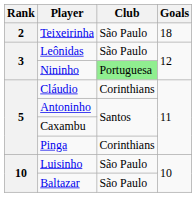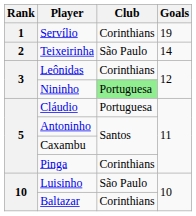+ row: (59, 32)
(166, 32) 18 -> (166, 51) 14
(123, 51) São Paulo -> (127, 70) Corinthians
(127, 88) Corinthians -> (126, 107) Portuguesa
(123, 182) São Paulo -> (127, 201) Corinthians
